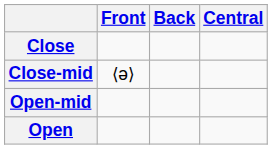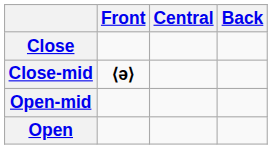columns swapped: (233, 18) <-> (174, 18)
(123, 74) normal -> (123, 74) bold
